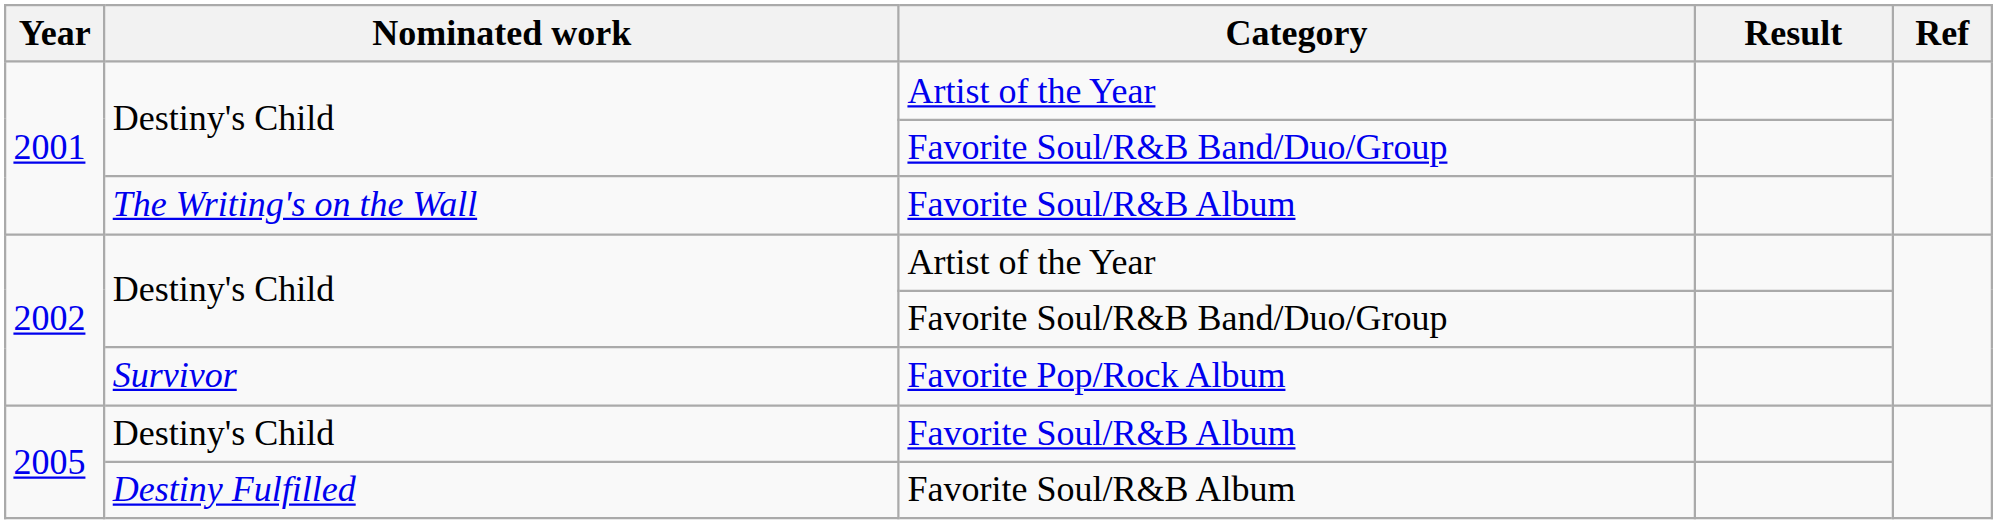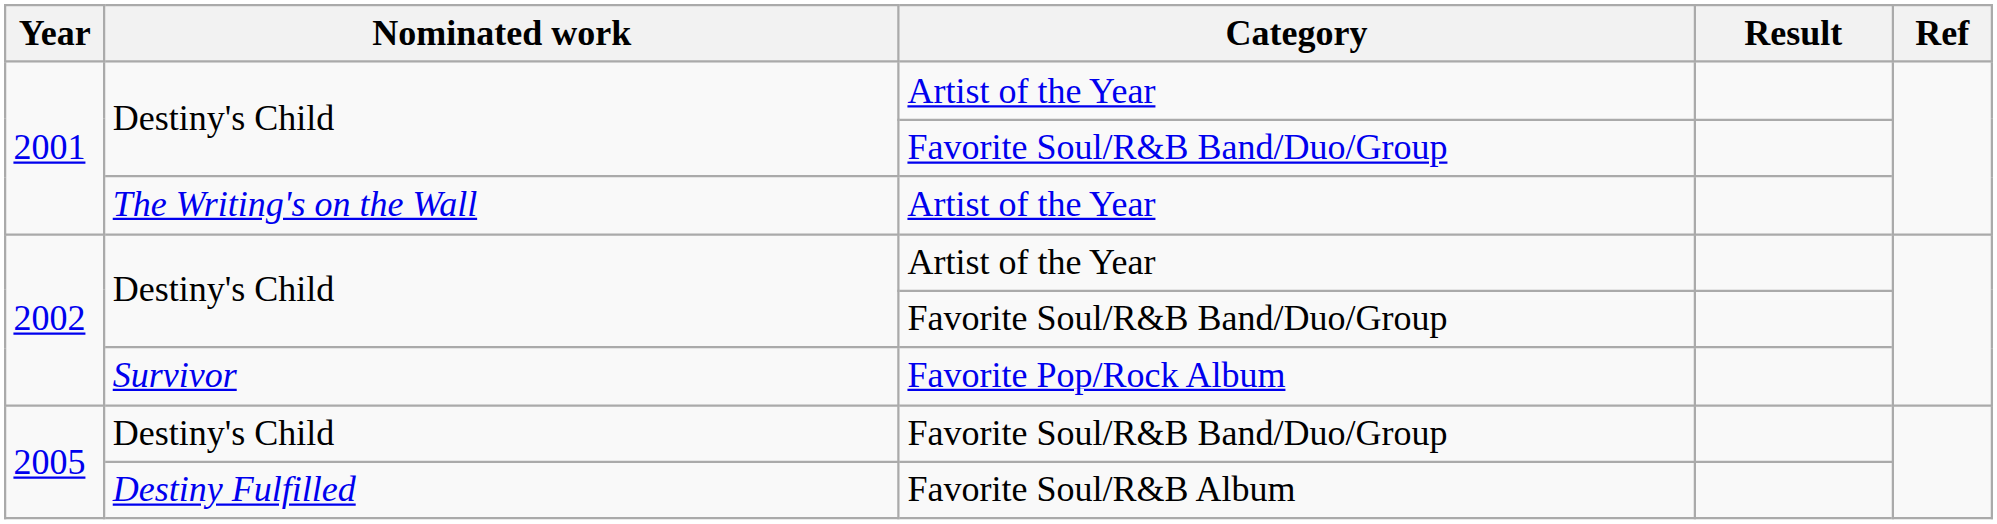(1101, 204) Favorite Soul/R&B Album -> (1031, 204) Artist of the Year
(1101, 432) Favorite Soul/R&B Album -> (1177, 432) Favorite Soul/R&B Band/Duo/Group
